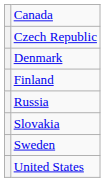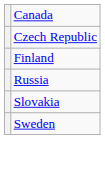- row: (38, 58)
- row: (49, 166)
